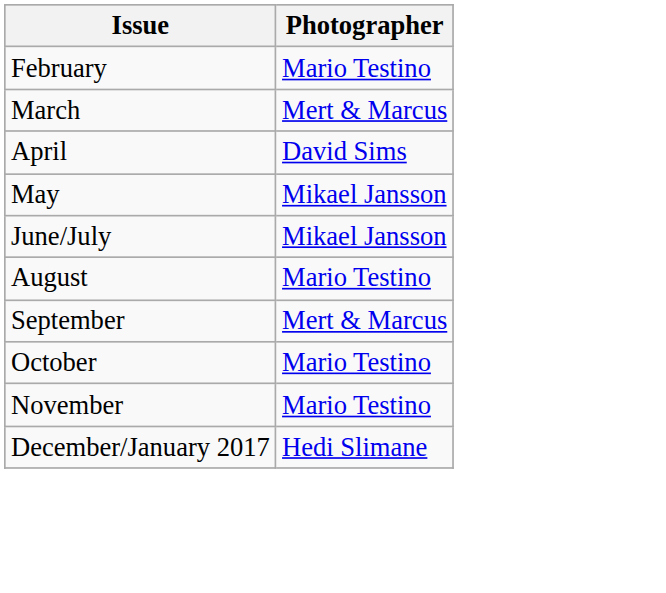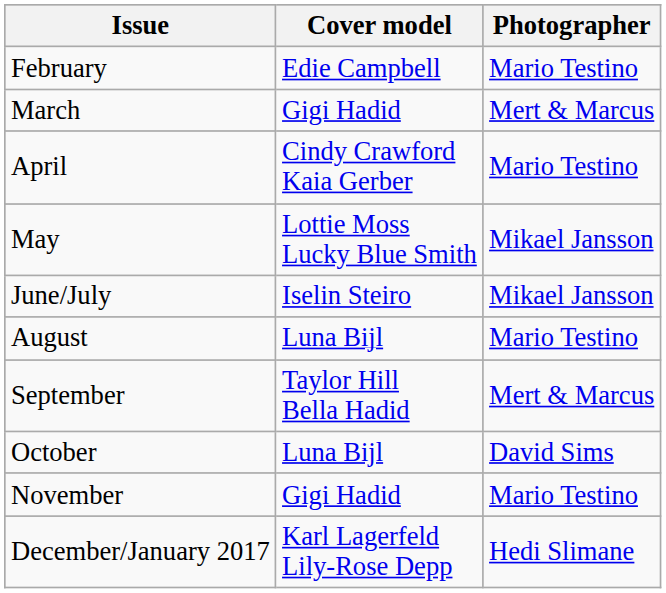+ column: (379, 25)
(344, 151) David Sims -> (563, 166) Mario Testino
(356, 362) Mario Testino -> (551, 452) David Sims
